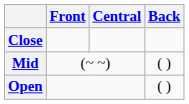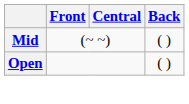- row: (25, 39)
